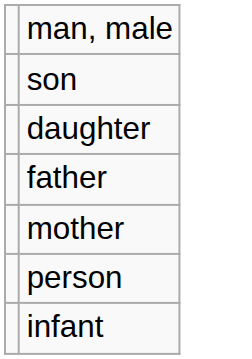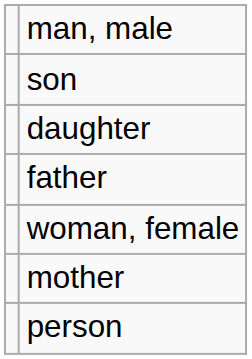+ row: (133, 228)
- row: (65, 327)
